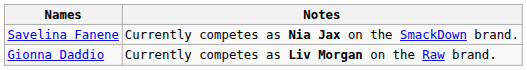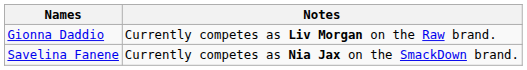rows swapped: (56, 55) <-> (63, 35)
